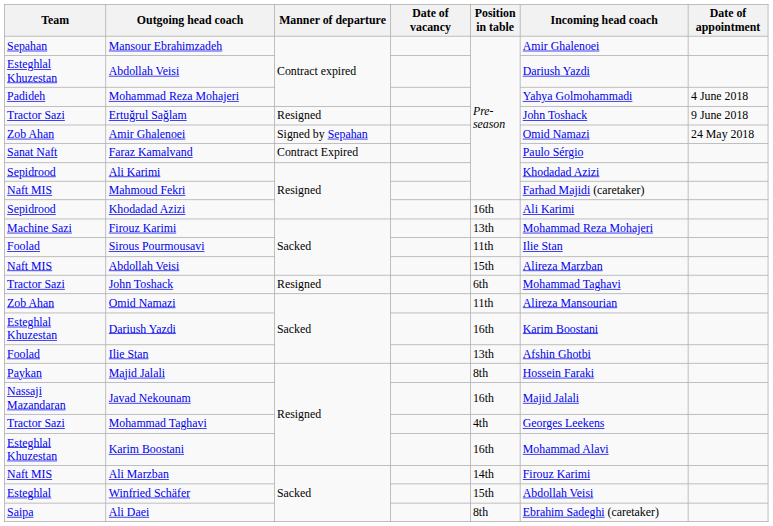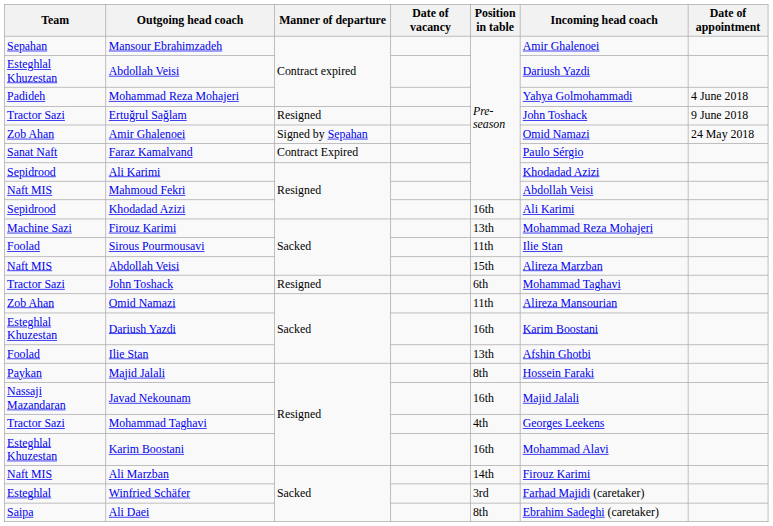(584, 190) Farhad Majidi (caretaker) -> (558, 190) Abdollah Veisi
(483, 493) 15th -> (481, 493) 3rd
(558, 493) Abdollah Veisi -> (584, 493) Farhad Majidi (caretaker)
